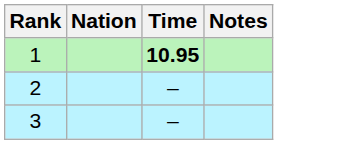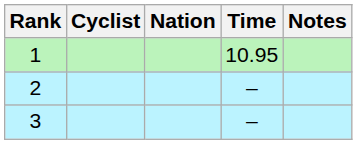+ column: (106, 21)
(173, 54) bold -> (252, 54) normal
